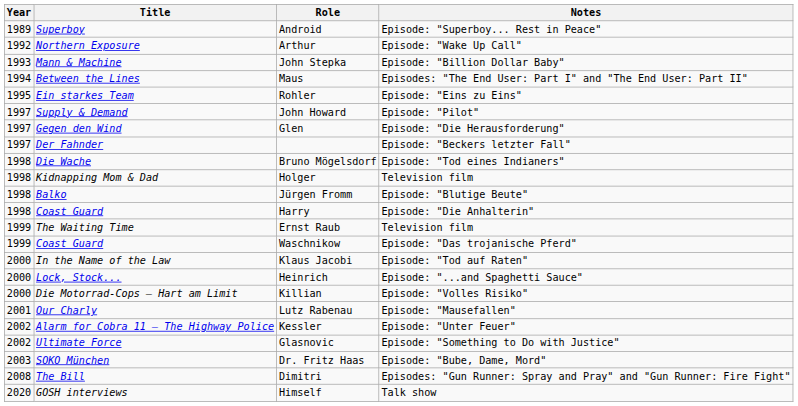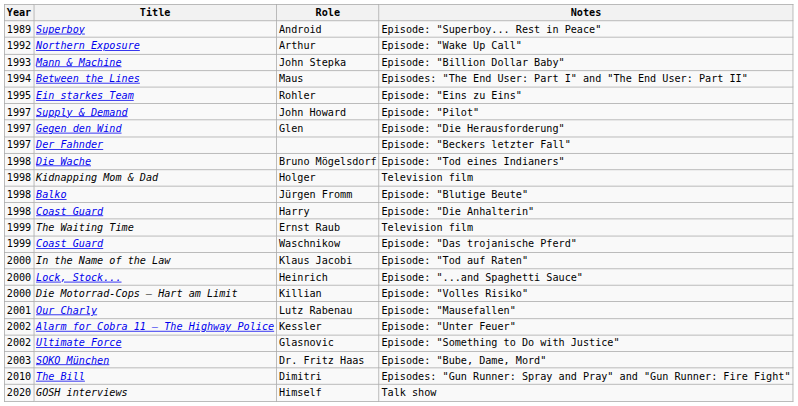(19, 376) 2008 -> (19, 376) 2010
